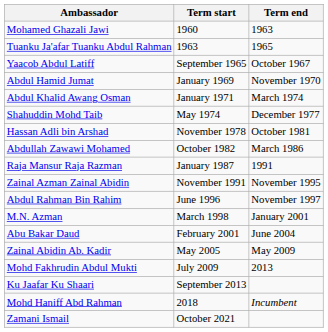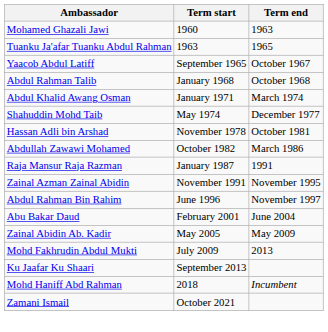+ row: (52, 81)
- row: (50, 81)
- row: (35, 217)
